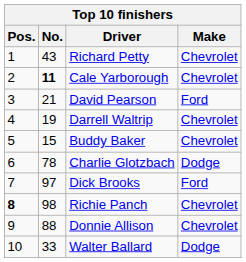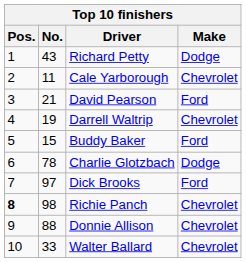(209, 57) Chevrolet -> (200, 57) Dodge
(49, 78) bold -> (49, 78) normal
(209, 141) Chevrolet -> (194, 141) Ford
(200, 246) Dodge -> (209, 246) Chevrolet
